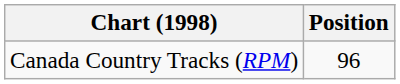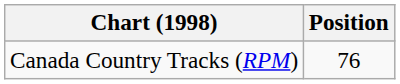(349, 59) 96 -> (349, 59) 76
